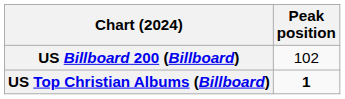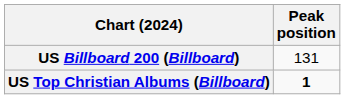(306, 57) 102 -> (306, 57) 131
